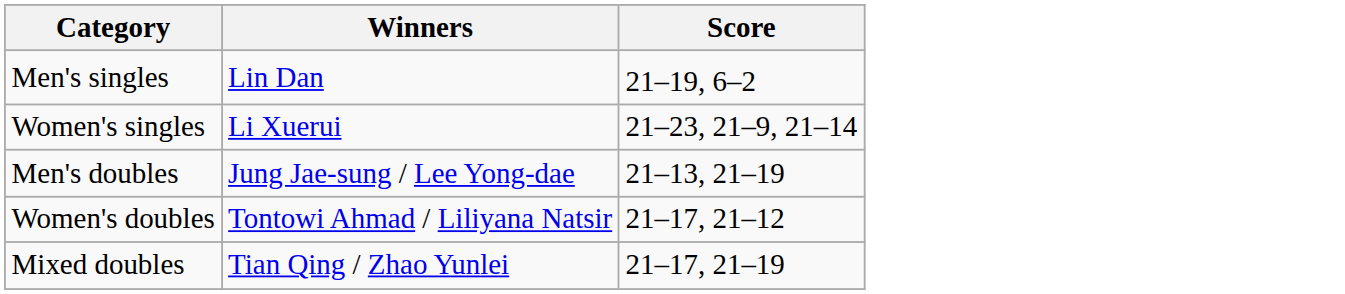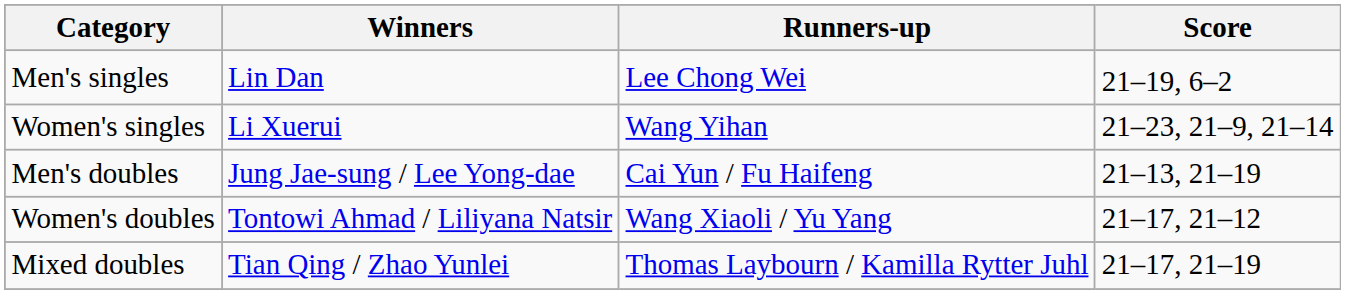+ column: (857, 27)
